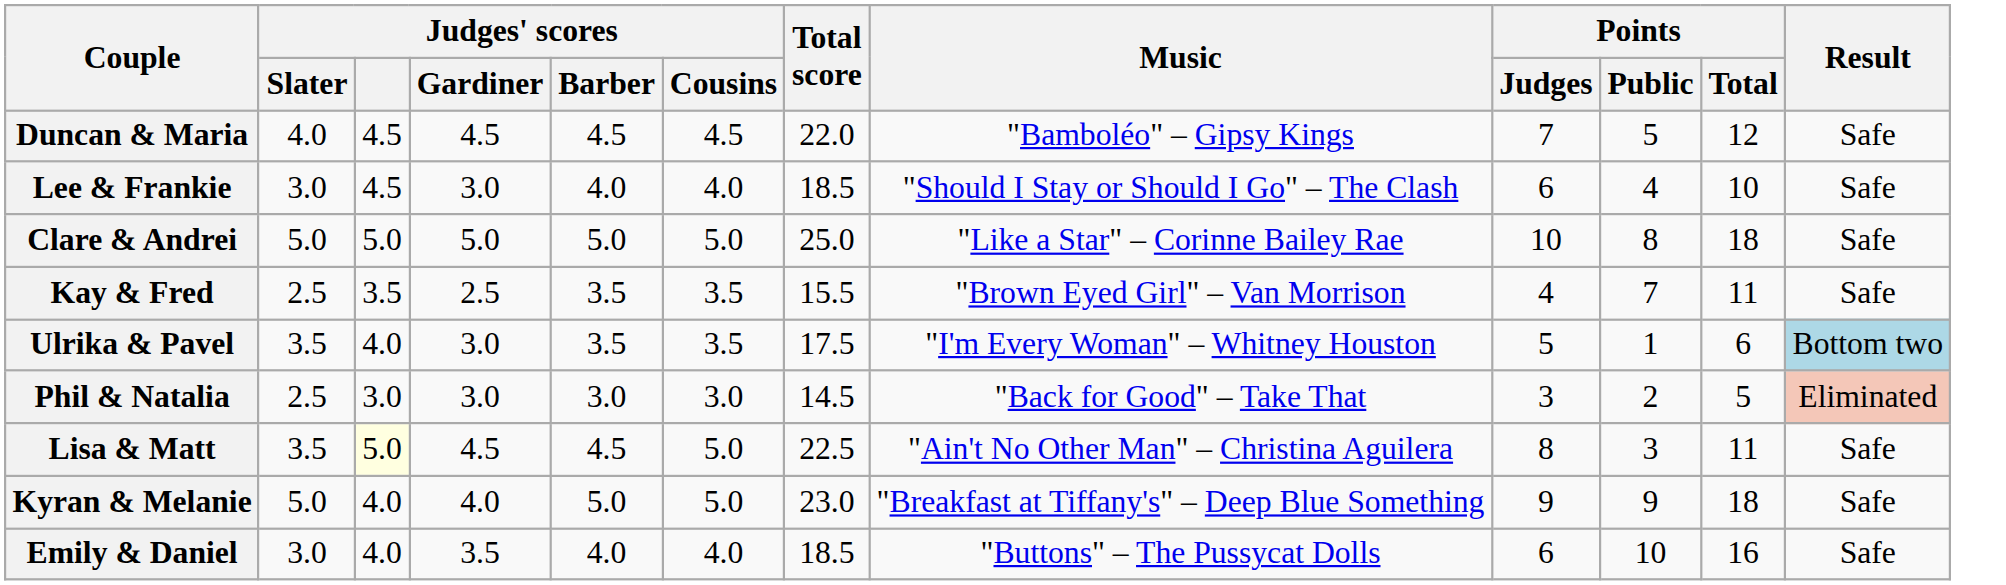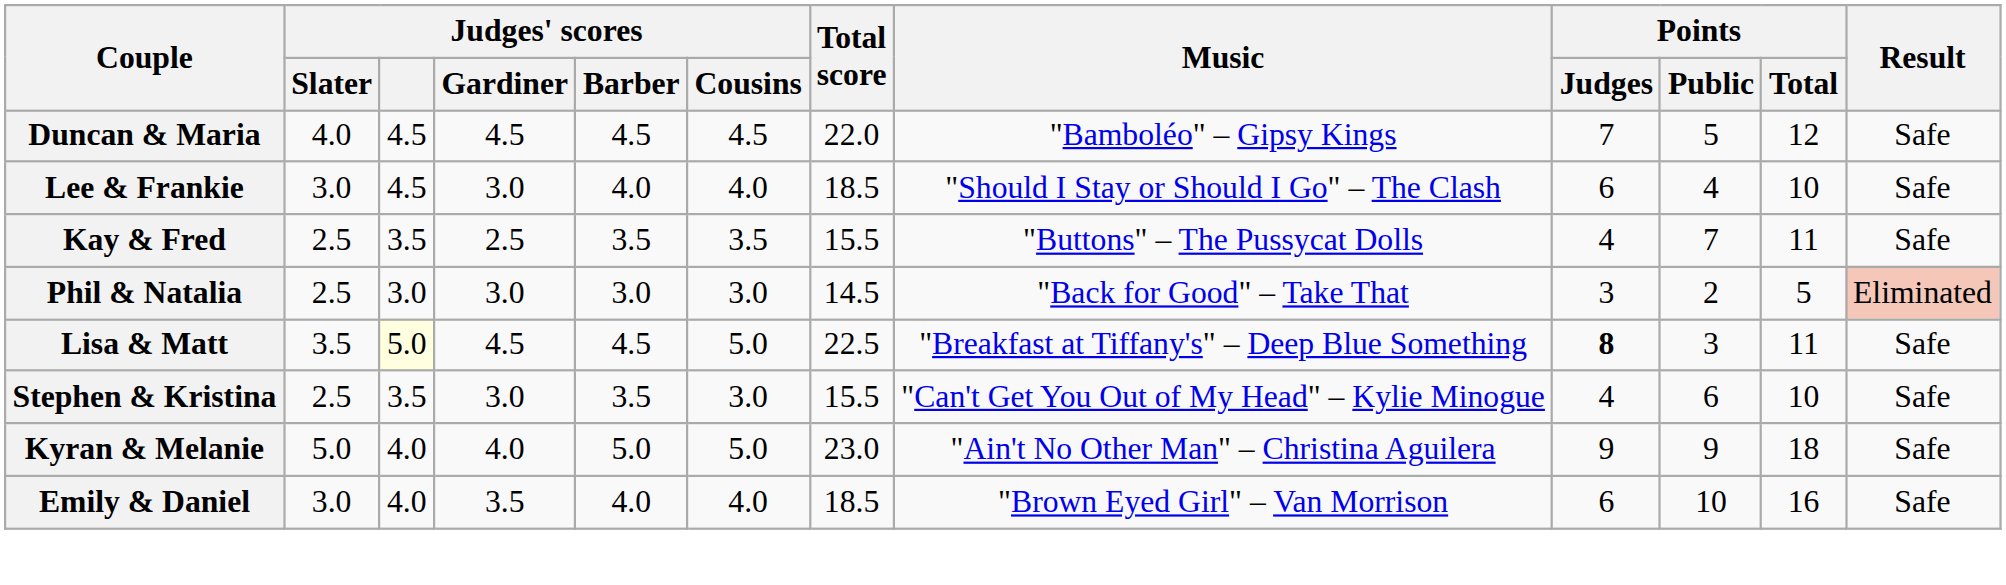- row: (132, 240)
(1181, 292) "Brown Eyed Girl" – Van Morrison -> (1223, 240) "Buttons" – The Pussycat Dolls
- row: (132, 344)
(1181, 449) "Ain't No Other Man" – Christina Aguilera -> (1223, 344) "Breakfast at Tiffany's" – Deep Blue Something
(1546, 449) normal -> (1606, 344) bold
+ row: (144, 396)
(1181, 501) "Breakfast at Tiffany's" – Deep Blue Something -> (1223, 449) "Ain't No Other Man" – Christina Aguilera
(1181, 553) "Buttons" – The Pussycat Dolls -> (1223, 501) "Brown Eyed Girl" – Van Morrison
